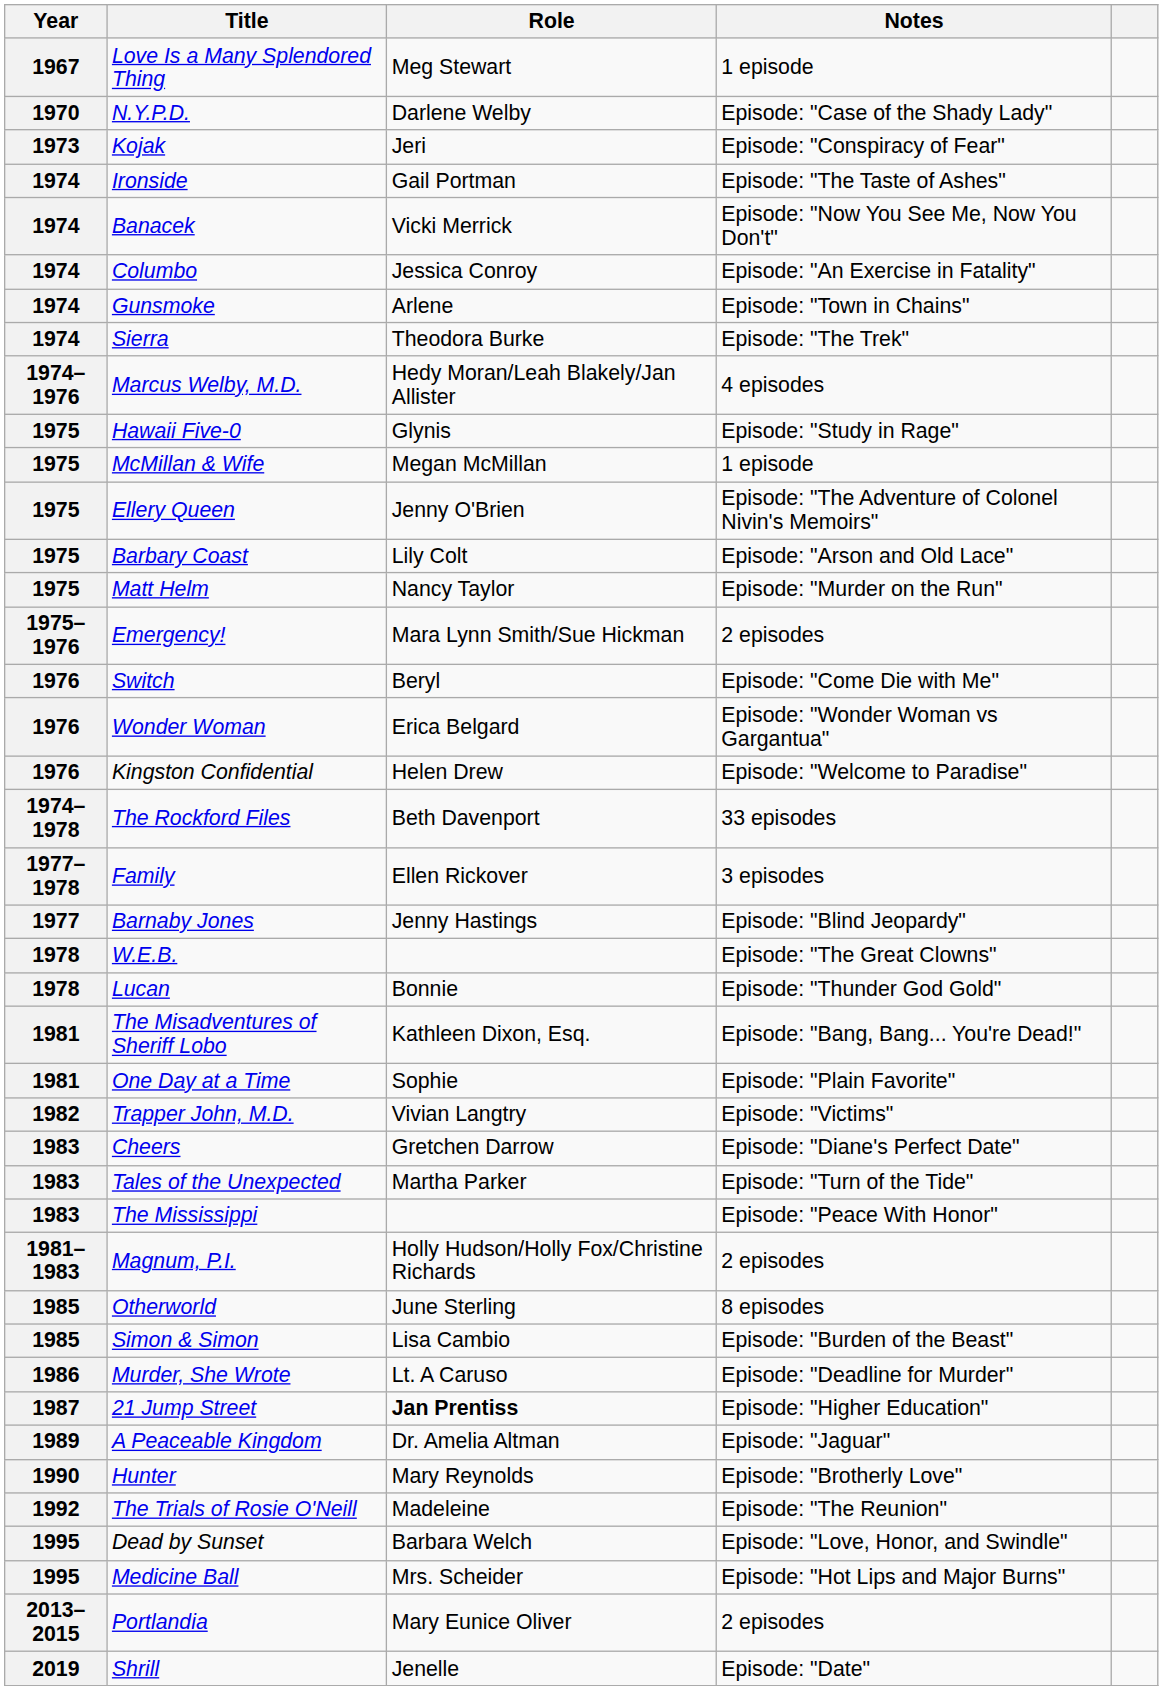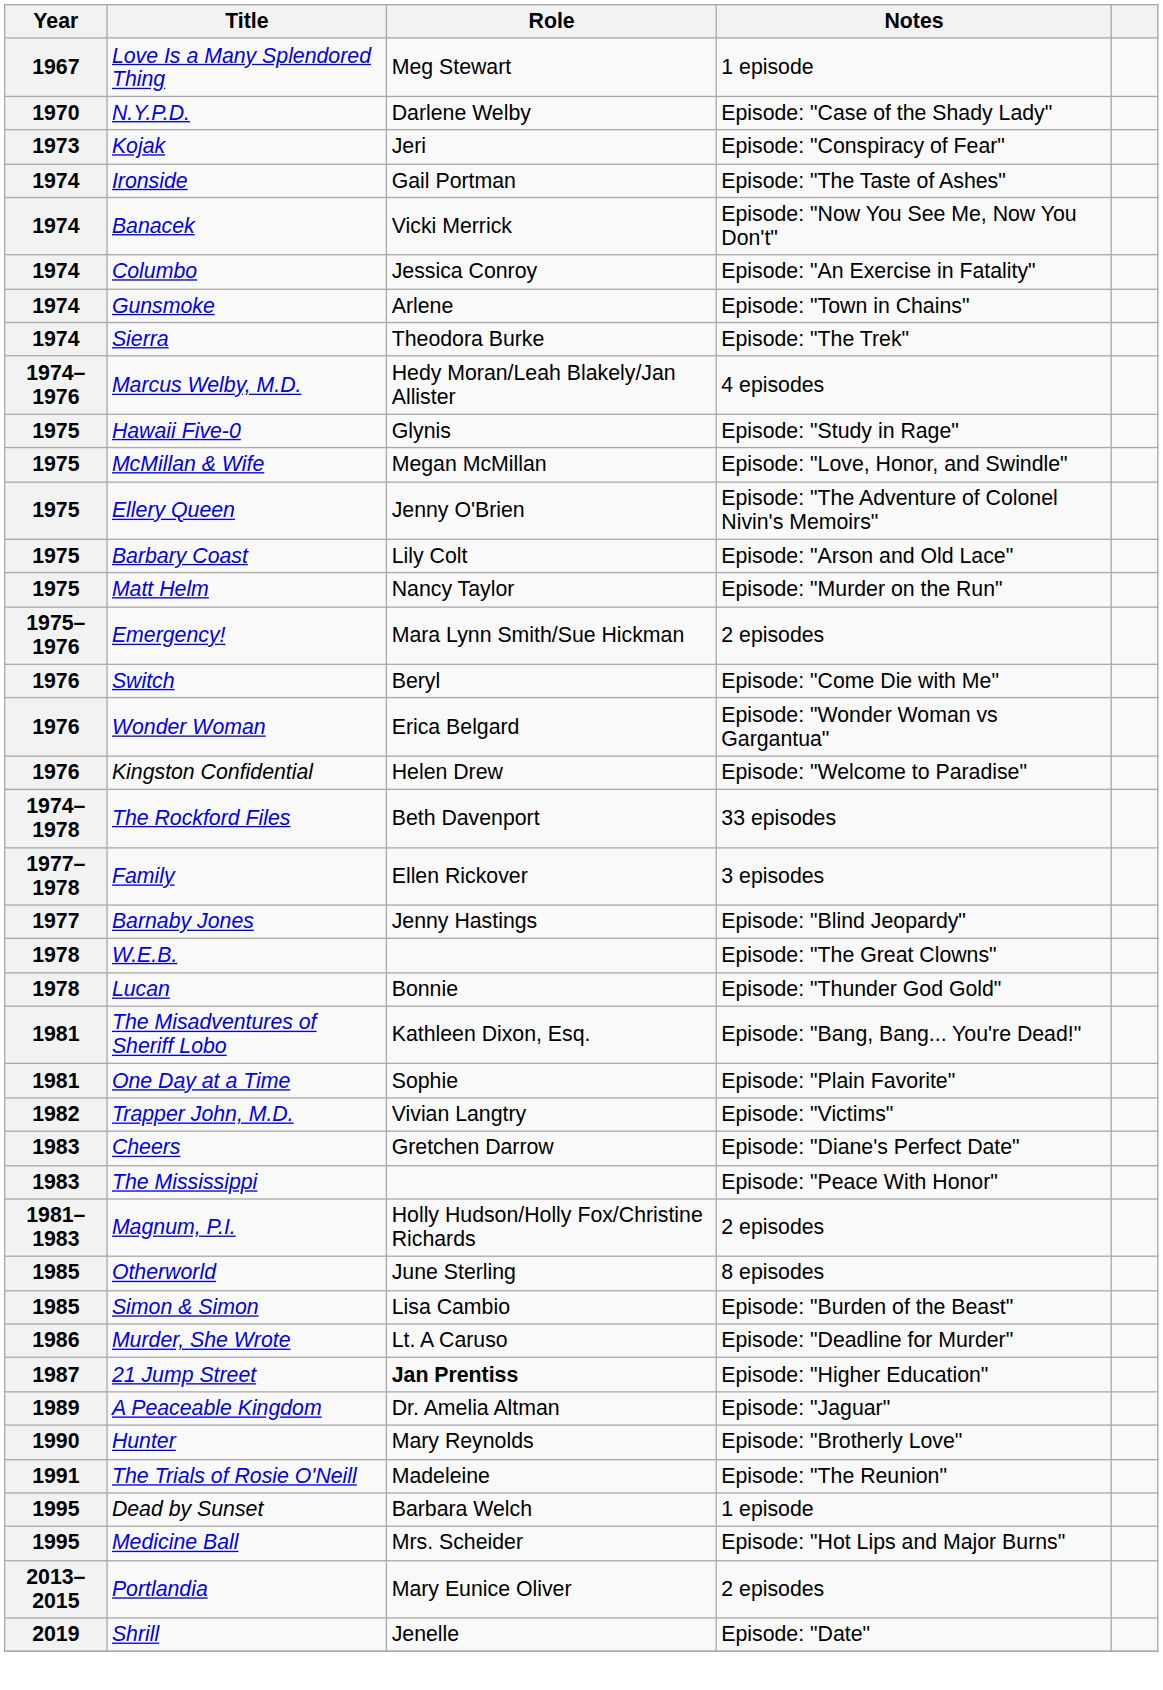(767, 464) 1 episode -> (894, 464) Episode: "Love, Honor, and Swindle"
- row: (226, 1181)
(56, 1509) 1992 -> (56, 1475) 1991
(894, 1543) Episode: "Love, Honor, and Swindle" -> (767, 1509) 1 episode
